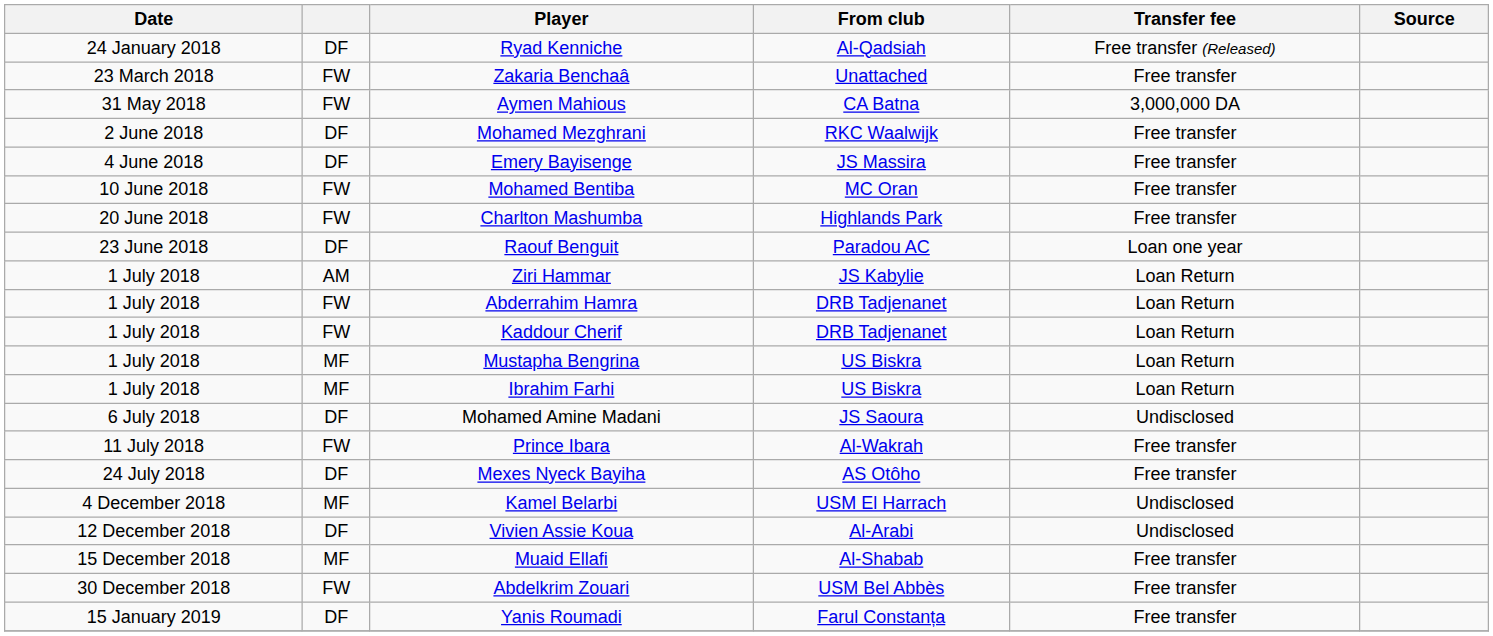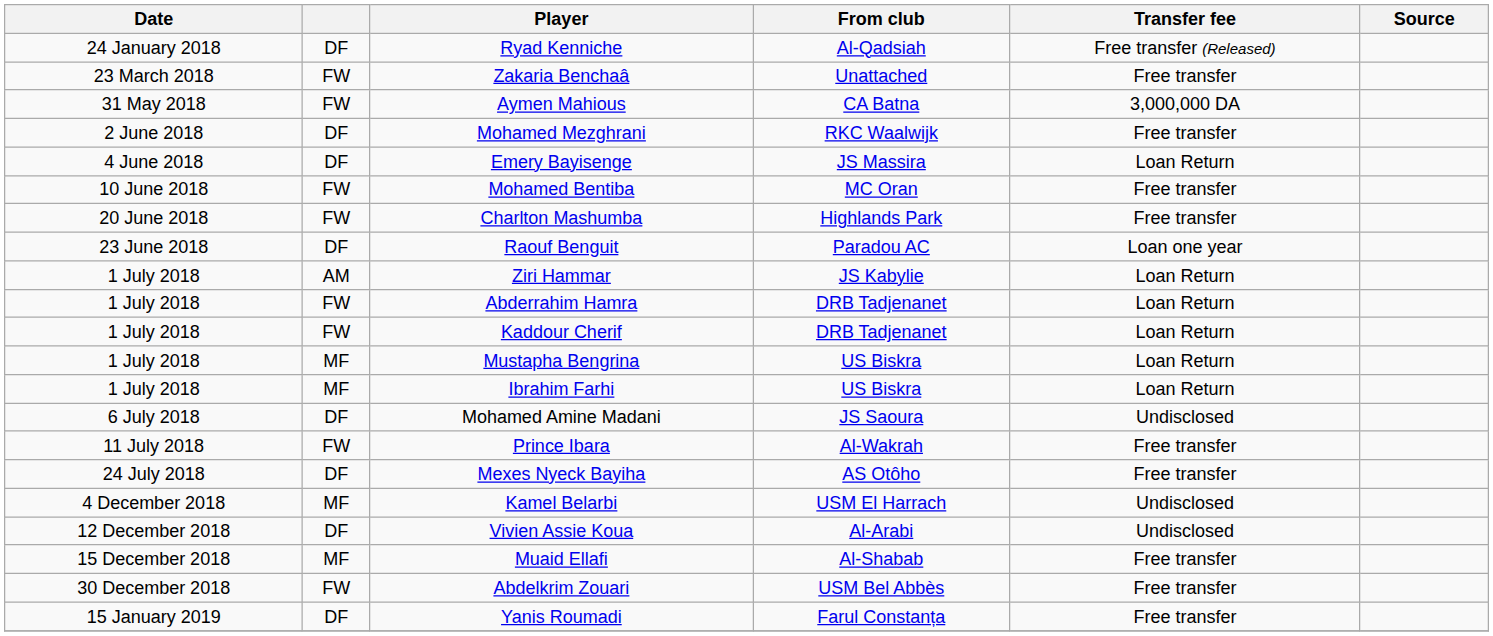(1185, 161) Free transfer -> (1185, 161) Loan Return
